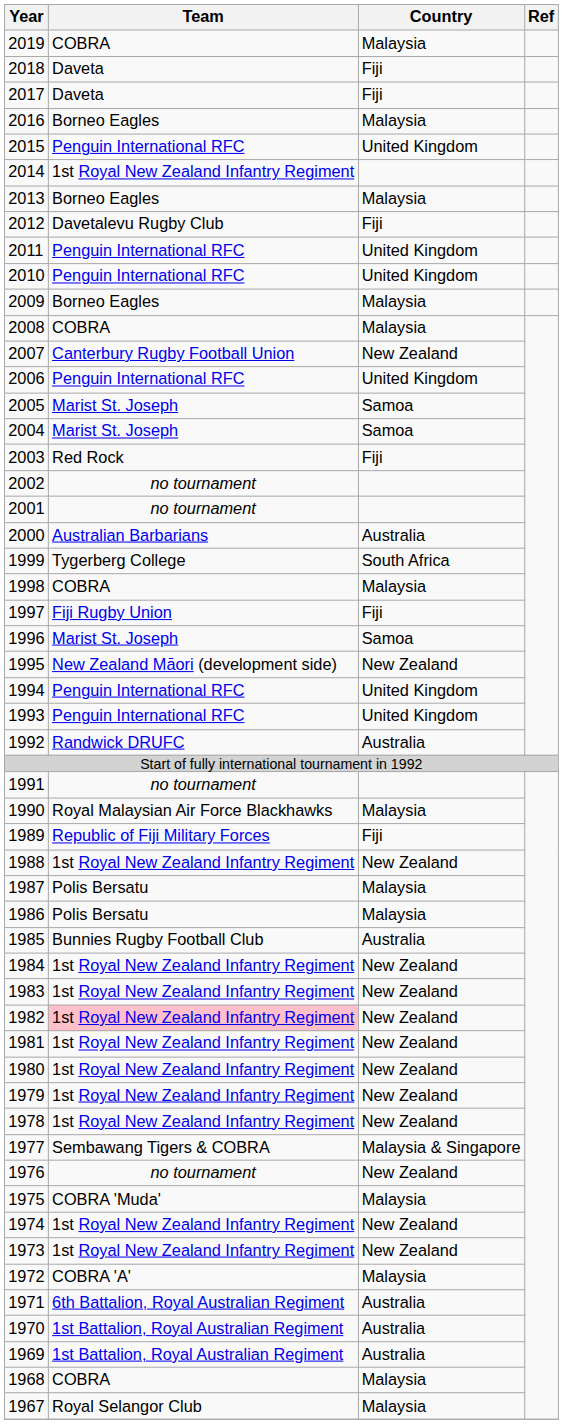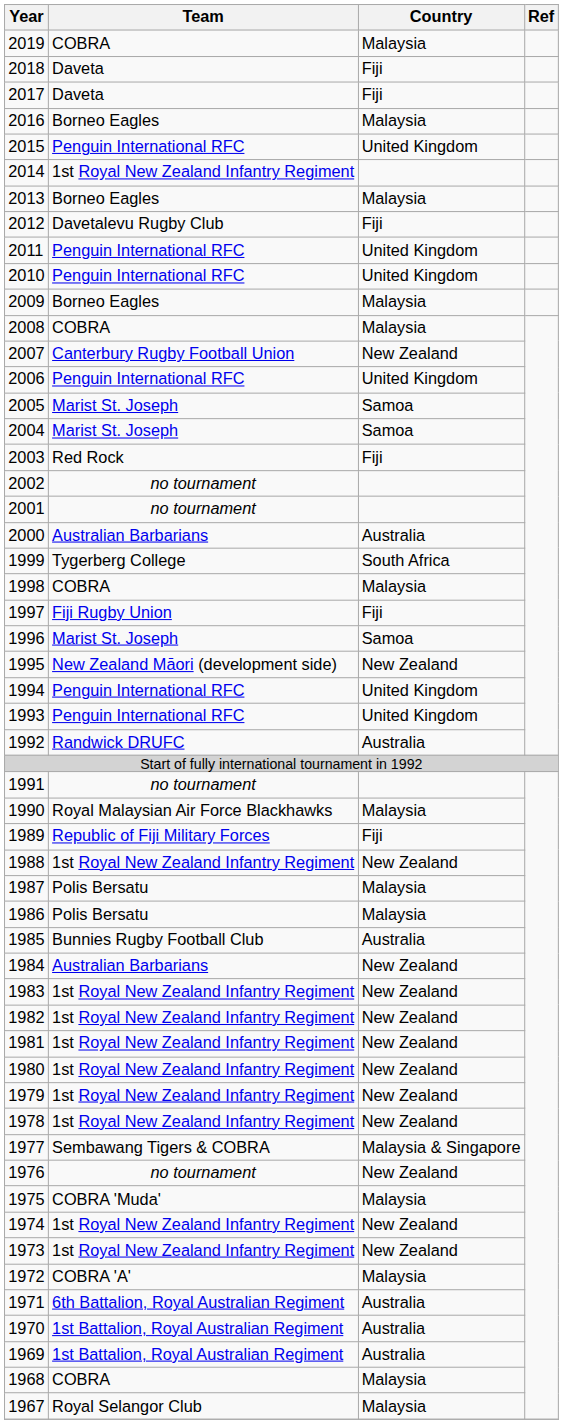(203, 966) 1st Royal New Zealand Infantry Regiment -> (130, 966) Australian Barbarians
(203, 1017) pink background -> (203, 1017) no background
